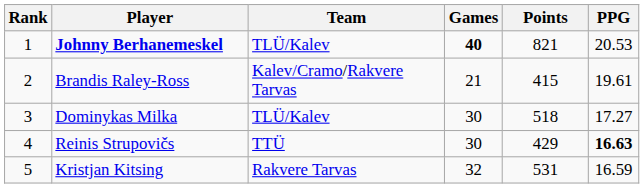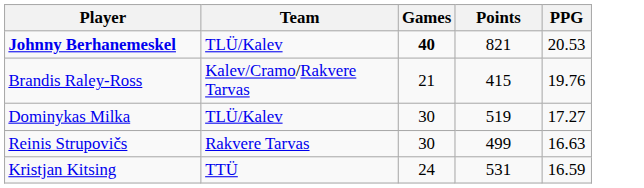- column: (28, 17)
(614, 80) 19.61 -> (567, 80) 19.76
(545, 116) 518 -> (498, 116) 519
(268, 143) TTÜ -> (257, 143) Rakvere Tarvas
(545, 143) 429 -> (498, 143) 499
(614, 143) bold -> (567, 143) normal
(304, 169) Rakvere Tarvas -> (221, 169) TTÜ
(474, 169) 32 -> (427, 169) 24
